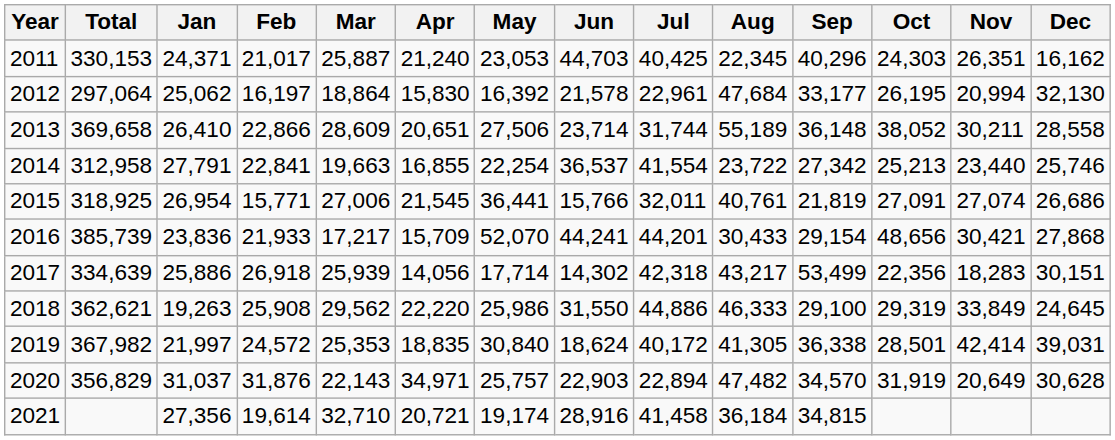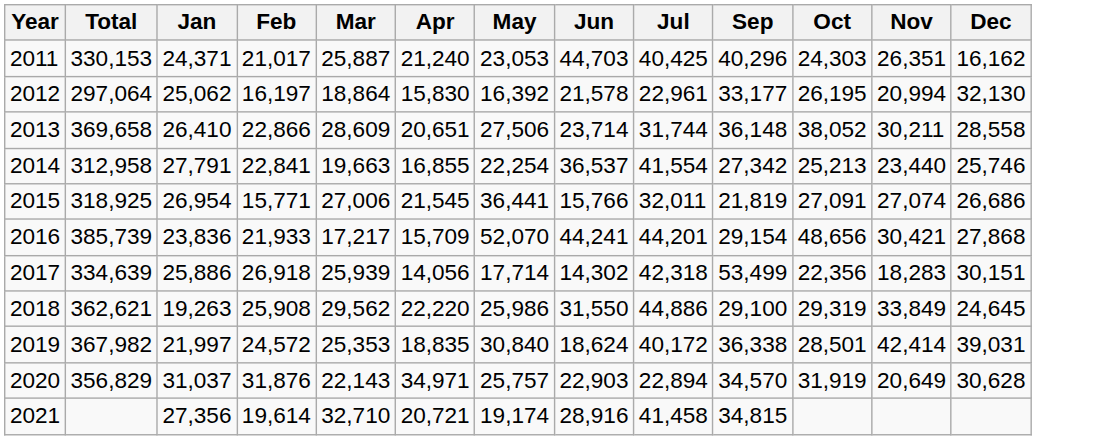- column: (753, 22)
